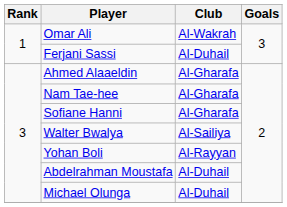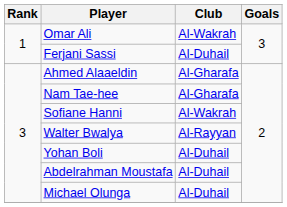(209, 113) Al-Gharafa -> (207, 113) Al-Wakrah
(204, 133) Al-Sailiya -> (207, 133) Al-Rayyan
(207, 152) Al-Rayyan -> (204, 152) Al-Duhail
